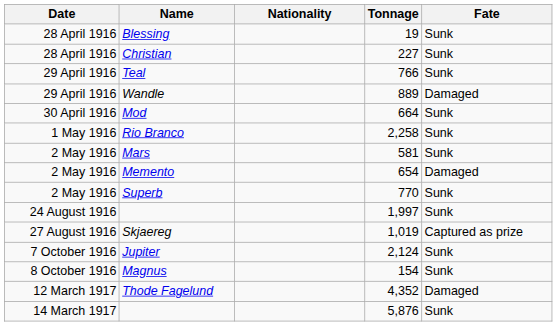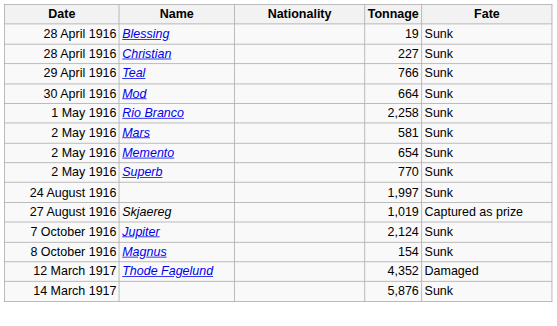- row: (143, 93)
(452, 172) Damaged -> (439, 152) Sunk
